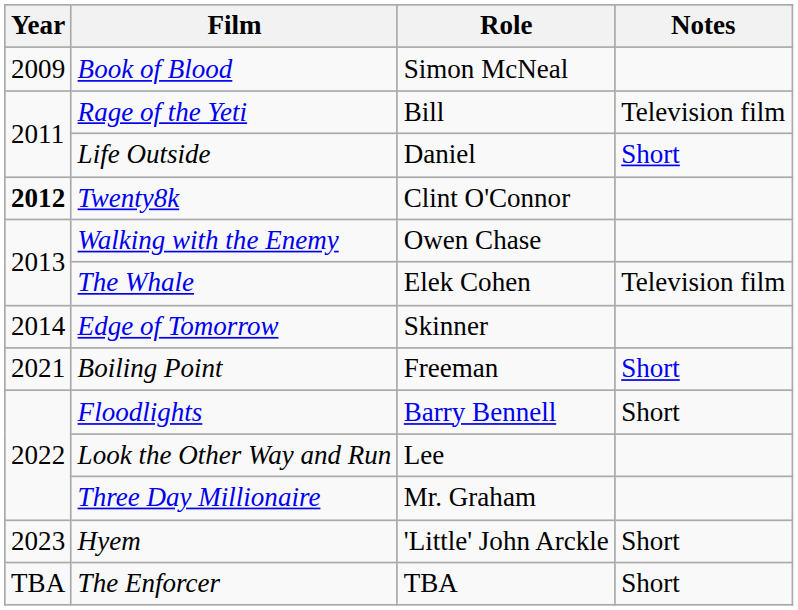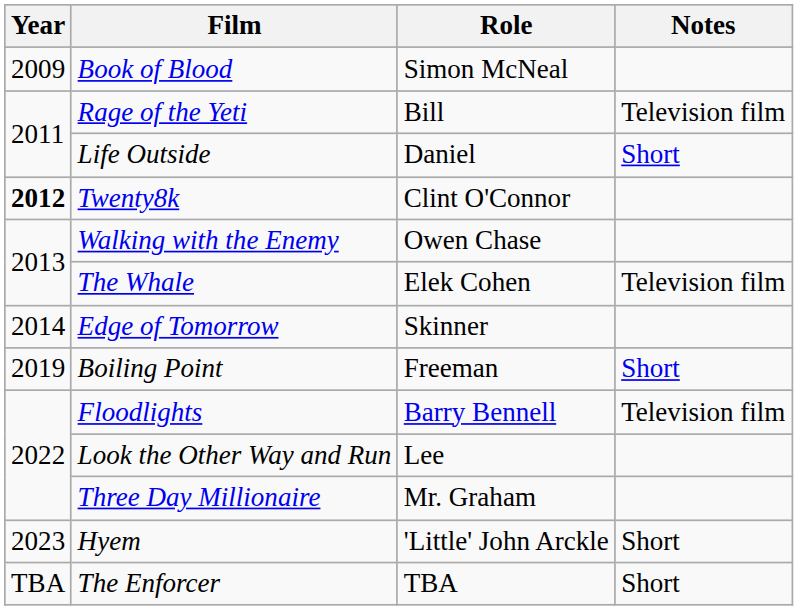(38, 369) 2021 -> (38, 369) 2019
(651, 411) Short -> (703, 411) Television film
